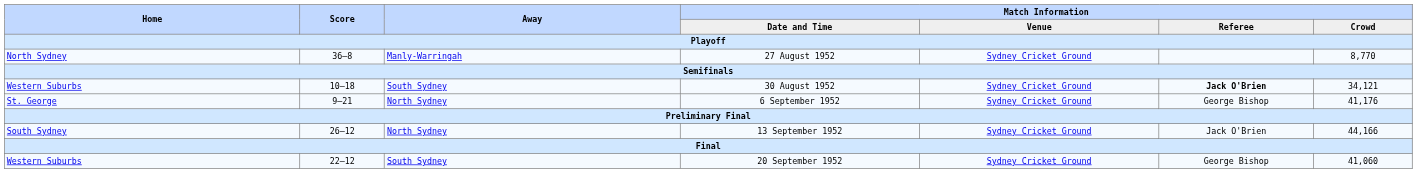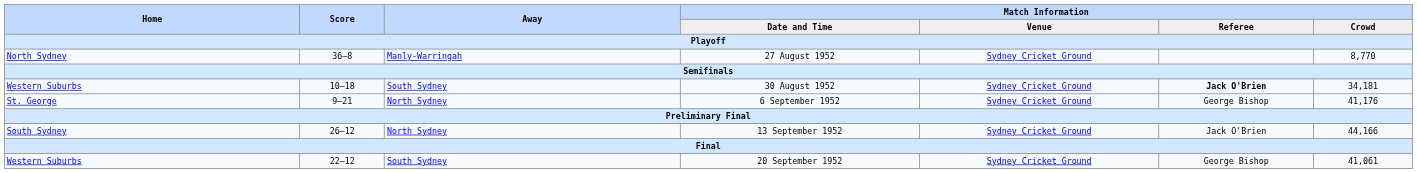(1363, 86) 34,121 -> (1363, 86) 34,181
(1363, 161) 41,060 -> (1363, 161) 41,061
